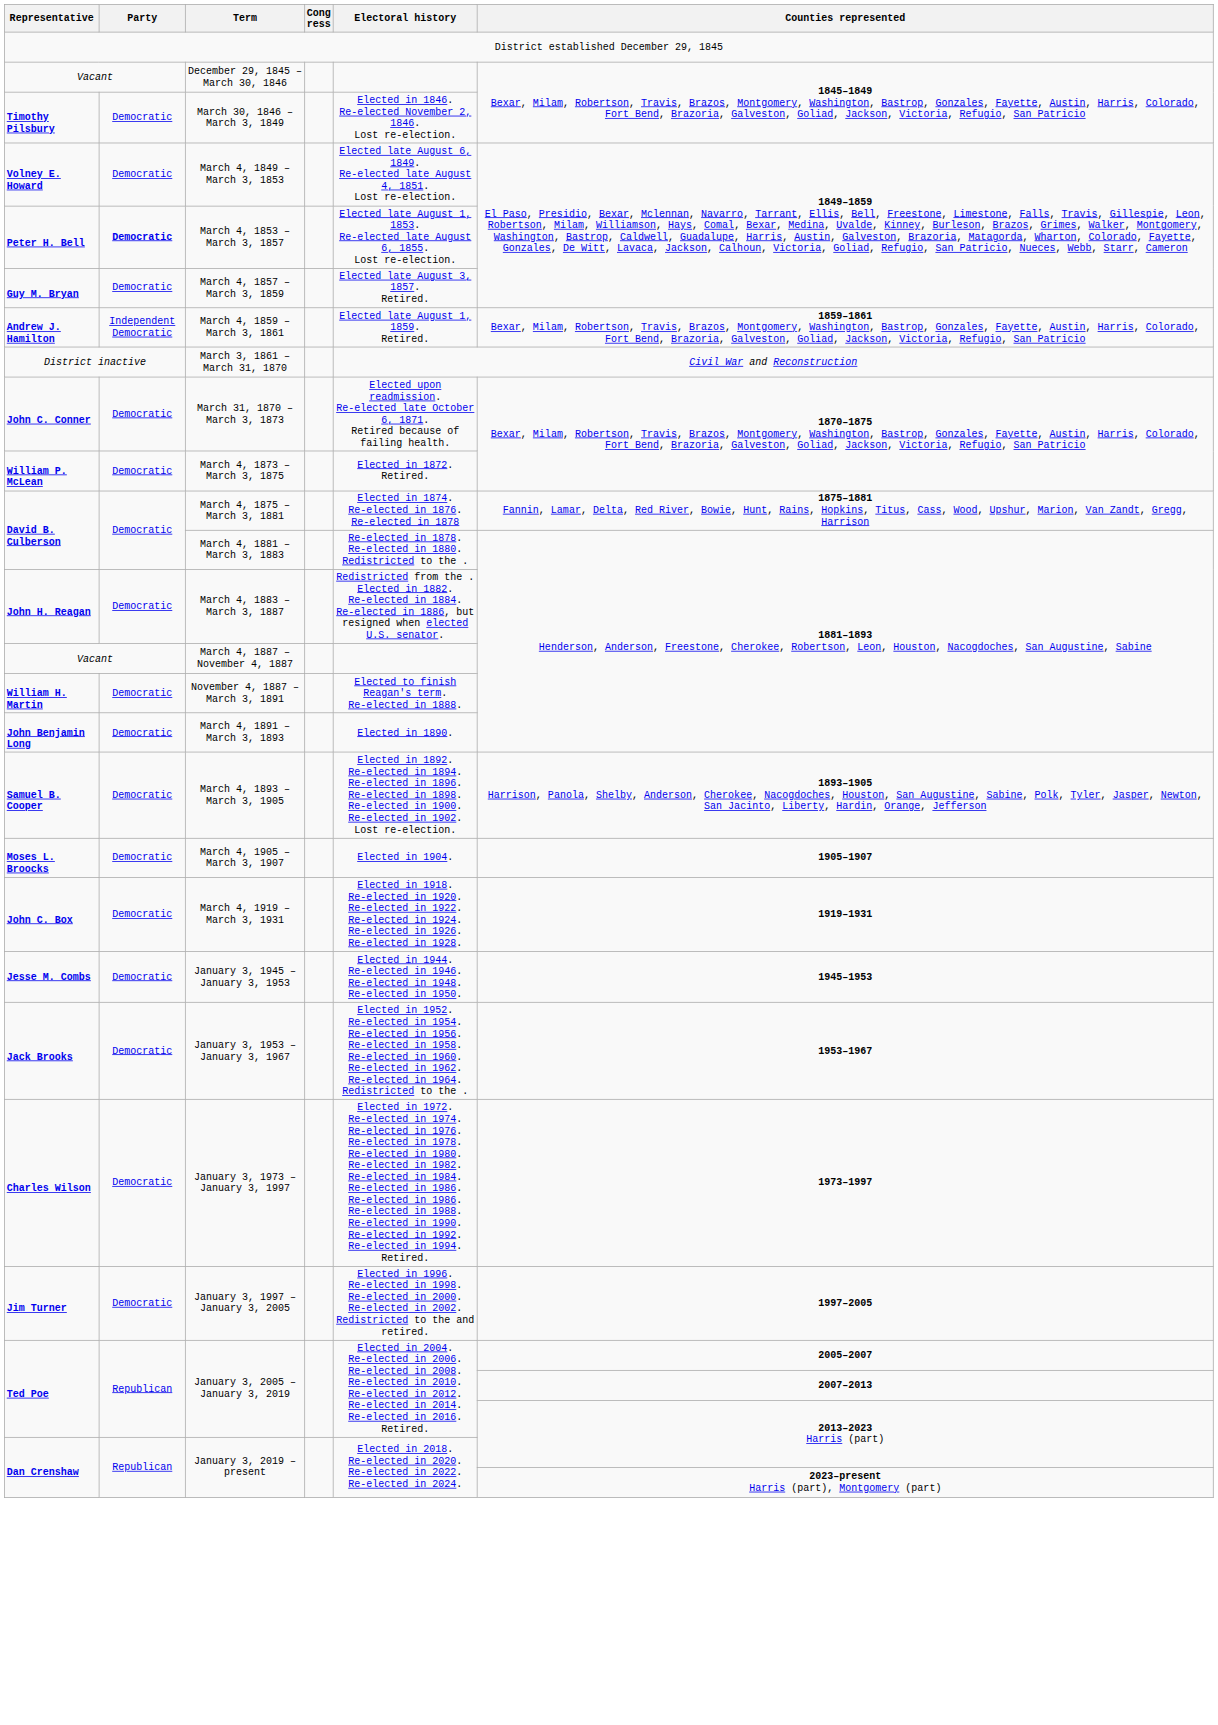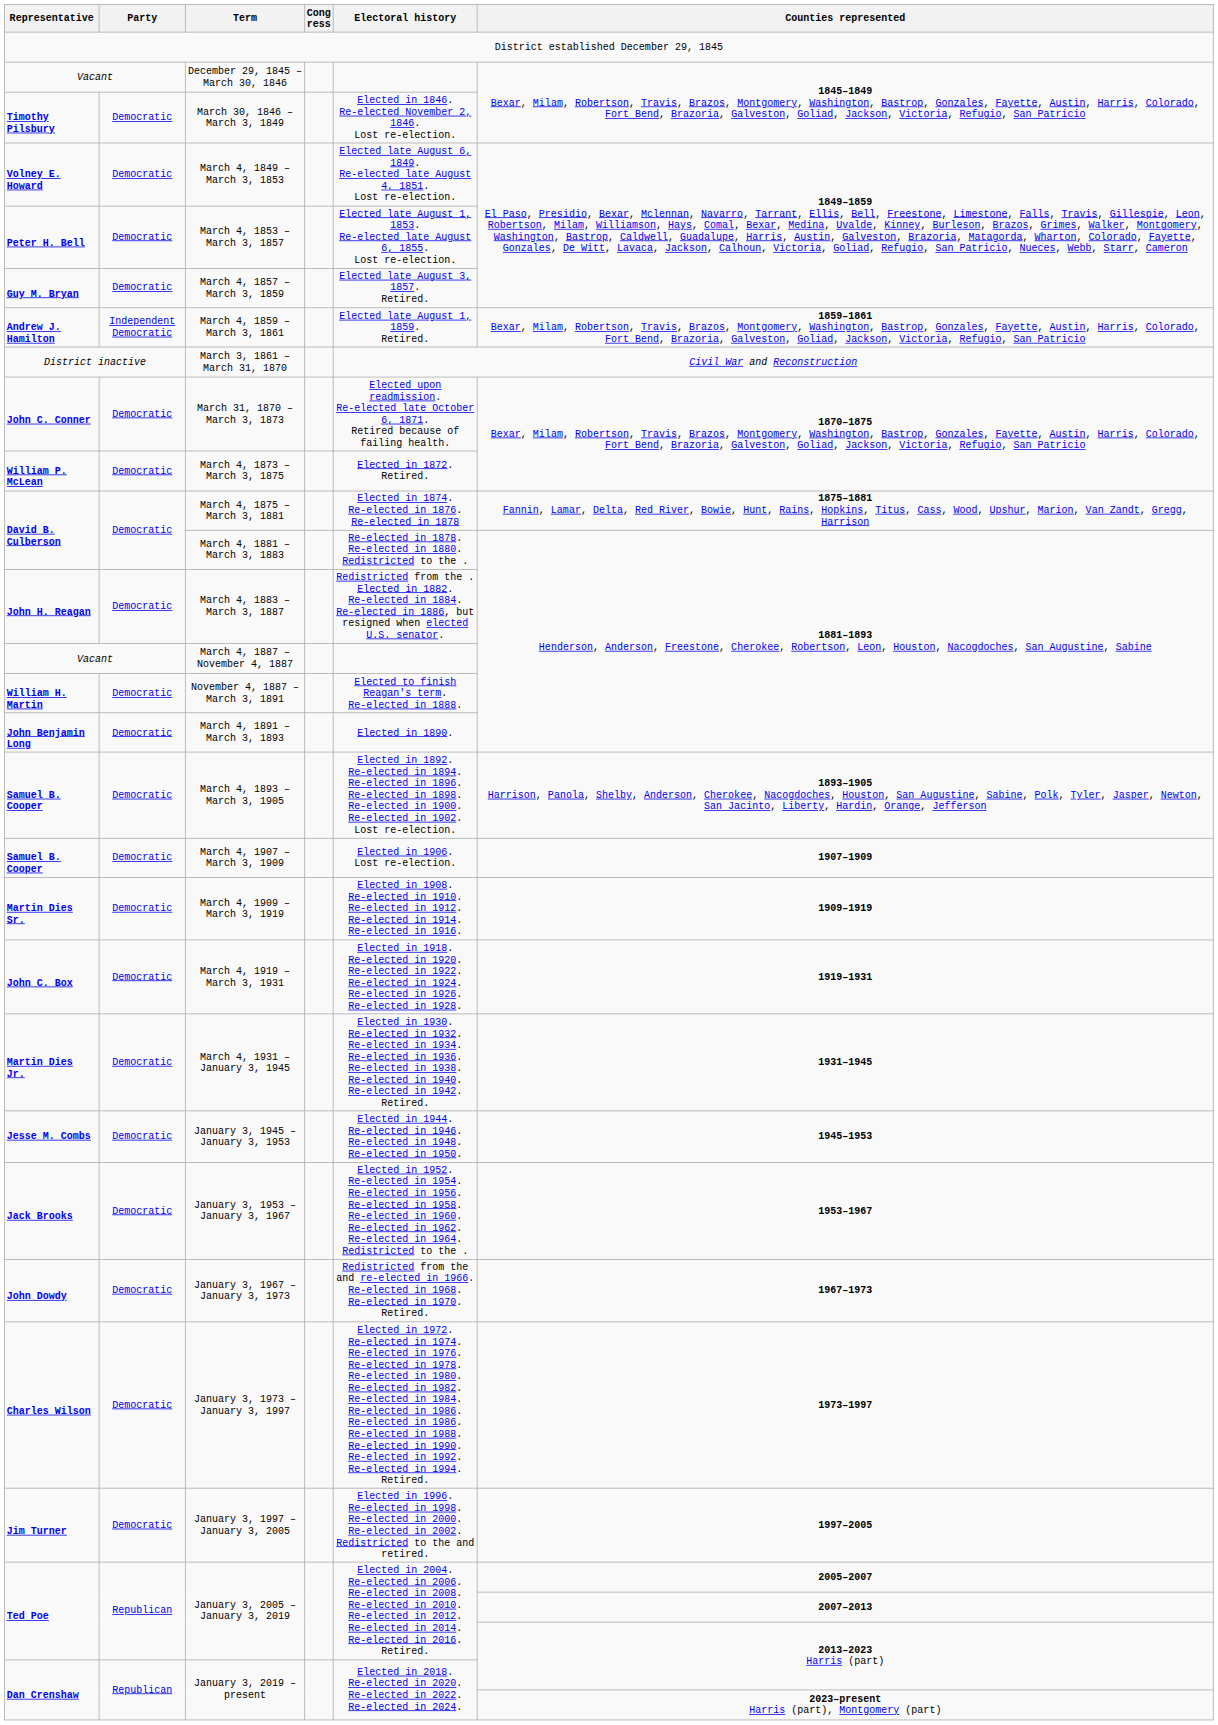(142, 237) bold -> (142, 237) normal
- row: (31, 863)
+ row: (34, 863)
+ row: (40, 914)
+ row: (40, 1068)
+ row: (37, 1296)
